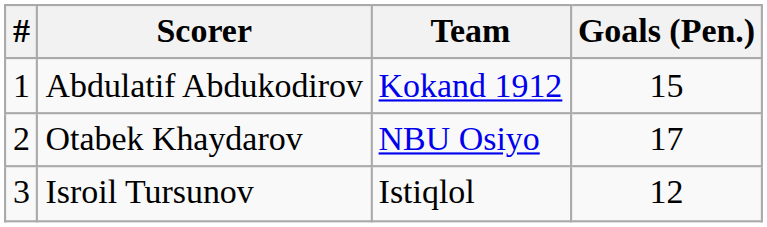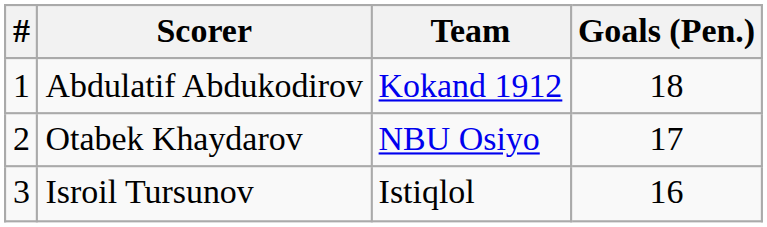(666, 85) 15 -> (666, 85) 18
(666, 192) 12 -> (666, 192) 16
